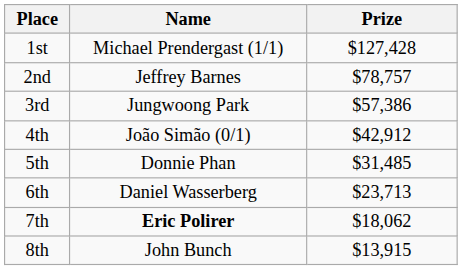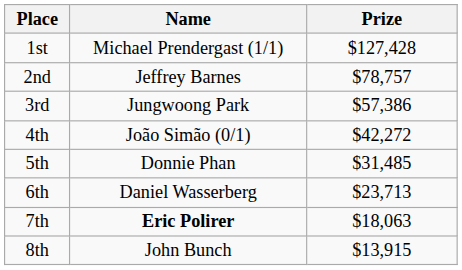(382, 134) $42,912 -> (382, 134) $42,272
(382, 221) $18,062 -> (382, 221) $18,063
